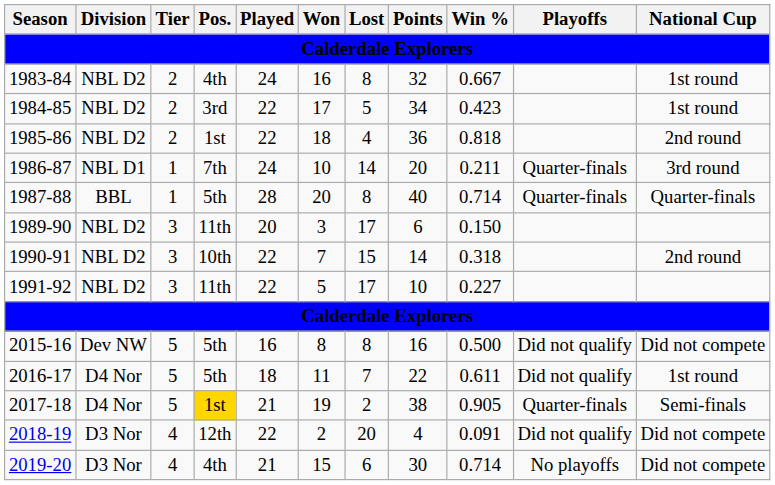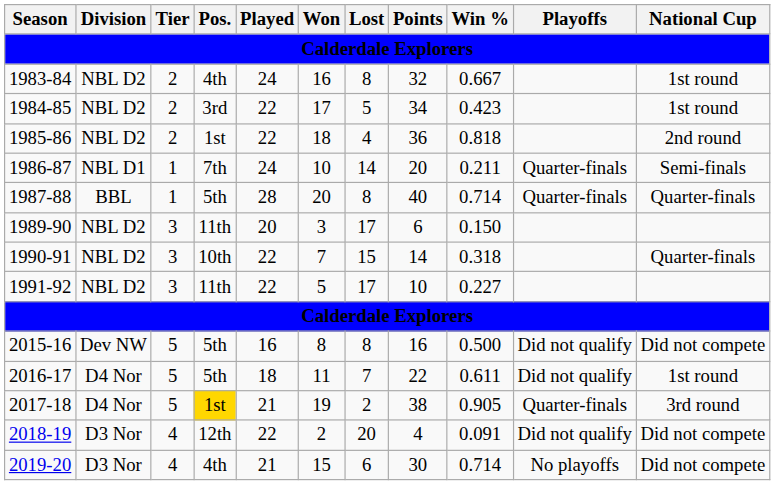(703, 167) 3rd round -> (703, 167) Semi-finals
(703, 256) 2nd round -> (703, 256) Quarter-finals
(703, 405) Semi-finals -> (703, 405) 3rd round
